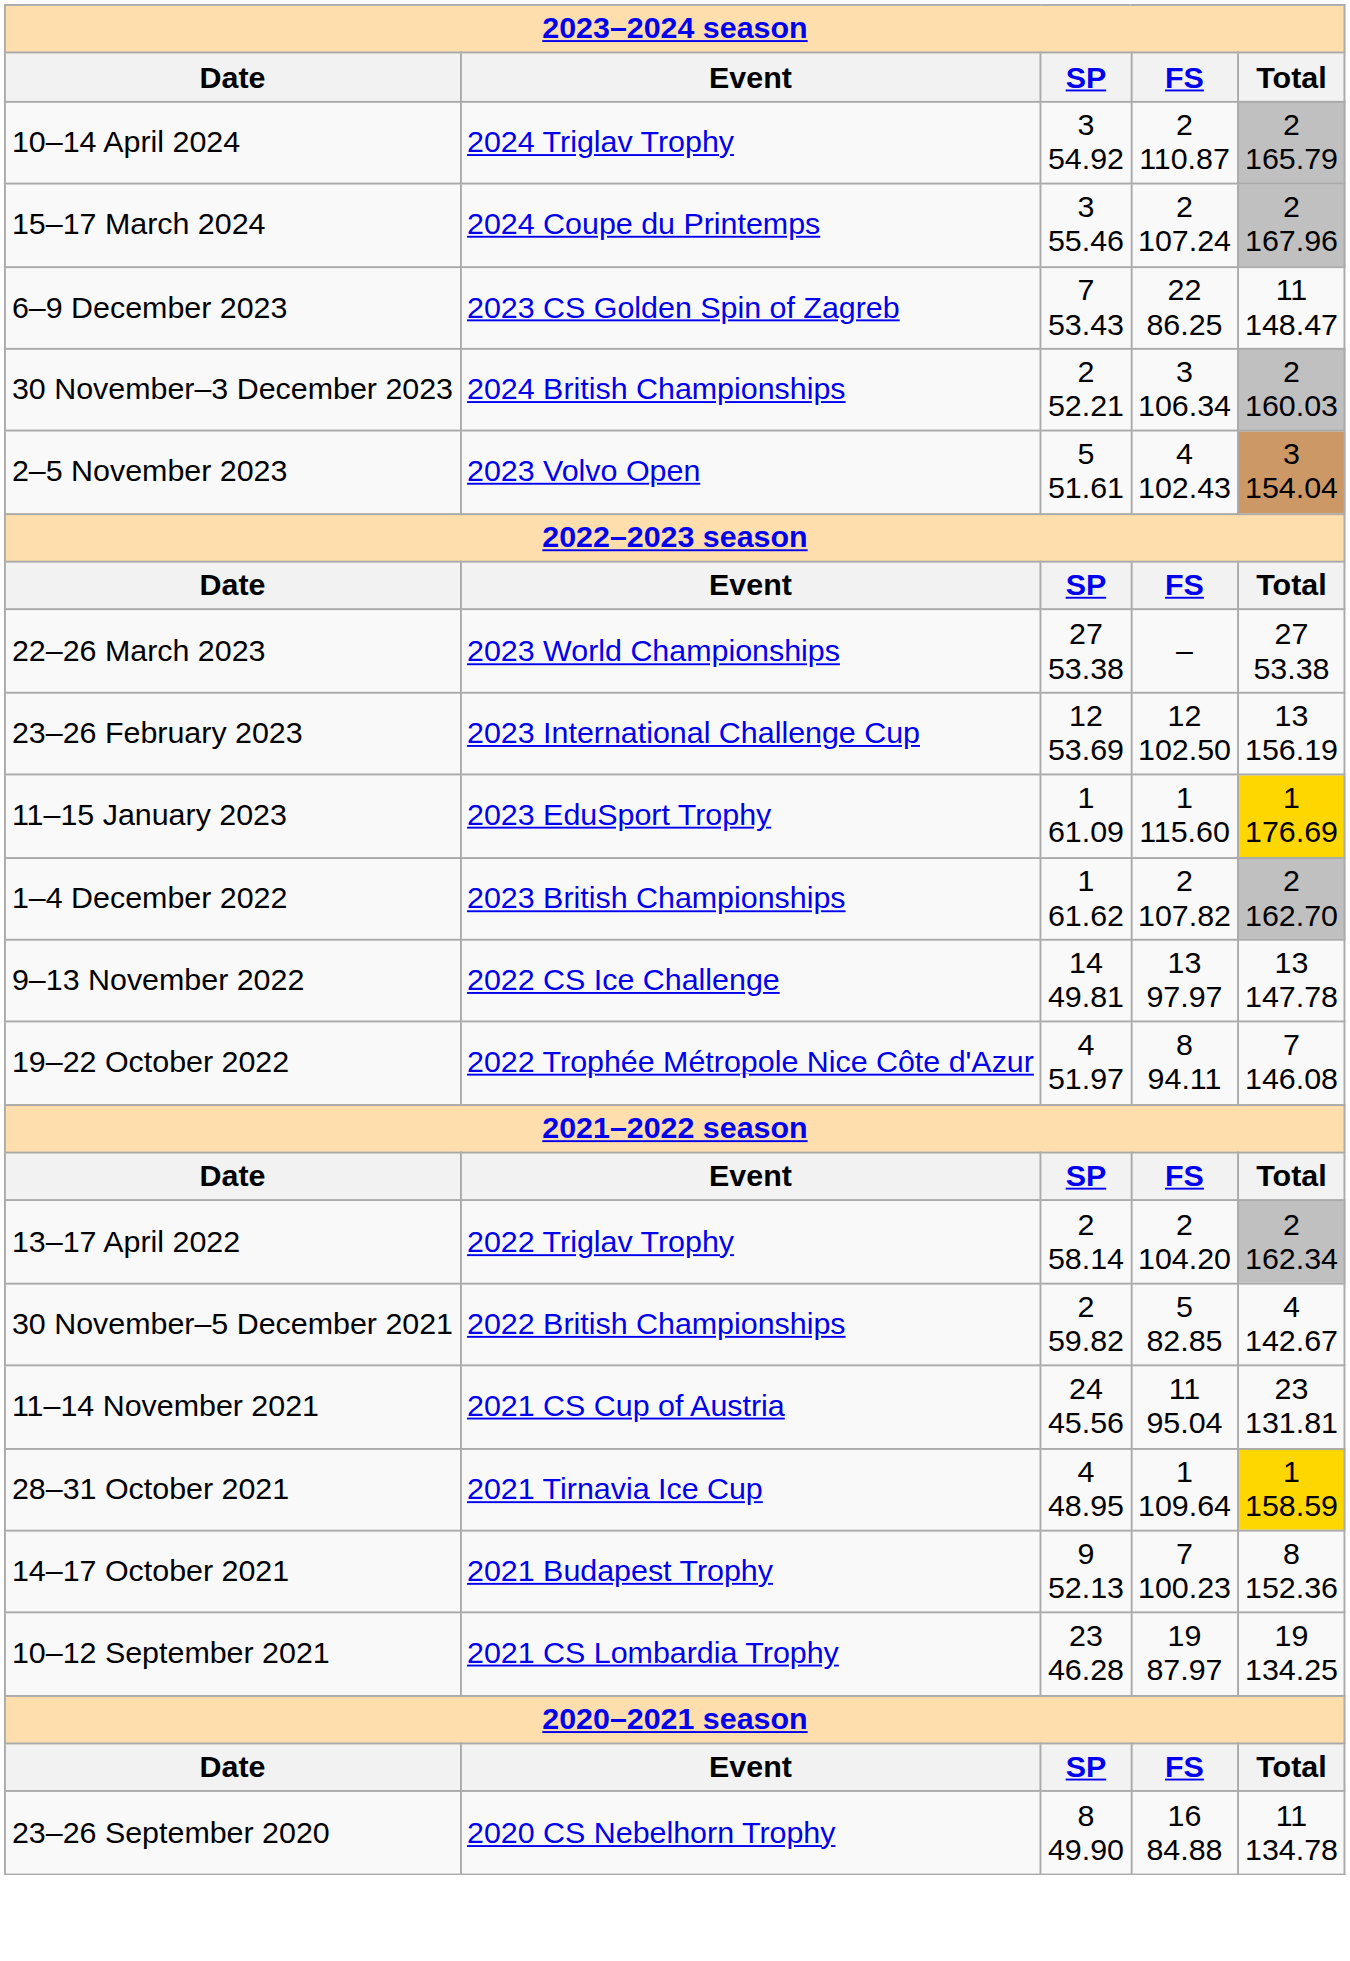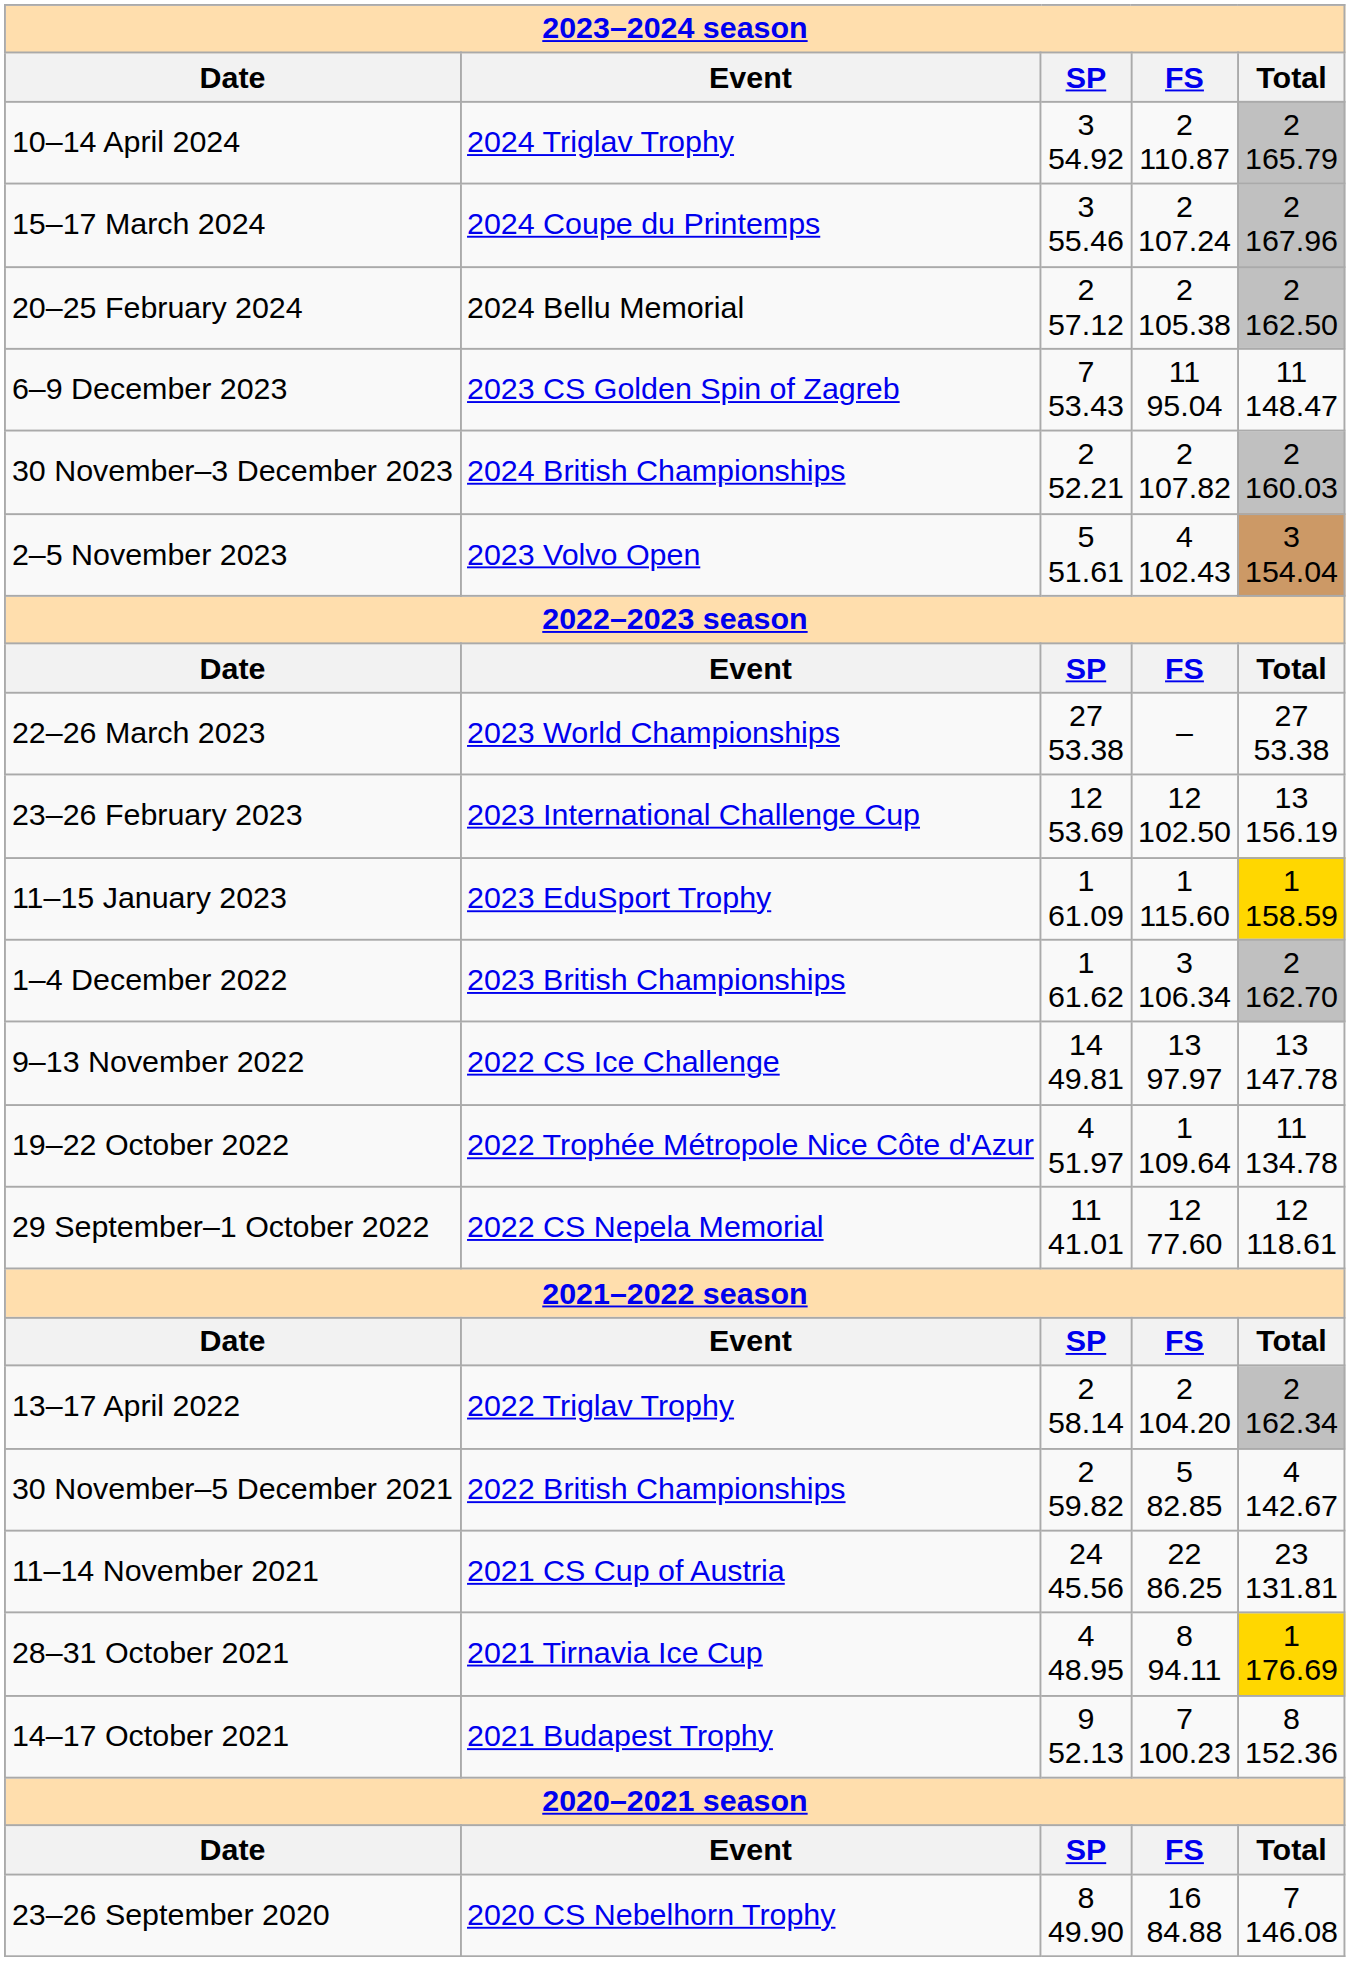+ row: (157, 306)
(1184, 306) 22 86.25 -> (1184, 389) 11 95.04
(1184, 389) 3 106.34 -> (1184, 471) 2 107.82
(1291, 815) 1 176.69 -> (1291, 897) 1 158.59
(1184, 897) 2 107.82 -> (1184, 980) 3 106.34
(1184, 1062) 8 94.11 -> (1184, 1145) 1 109.64
(1291, 1062) 7 146.08 -> (1291, 1145) 11 134.78
+ row: (221, 1227)
(1184, 1406) 11 95.04 -> (1184, 1571) 22 86.25
(1184, 1488) 1 109.64 -> (1184, 1653) 8 94.11
(1291, 1488) 1 158.59 -> (1291, 1653) 1 176.69
- row: (171, 1653)
(1291, 1832) 11 134.78 -> (1291, 1914) 7 146.08
